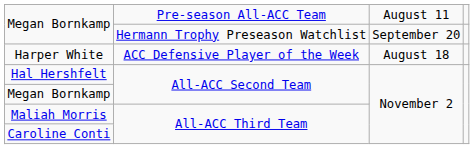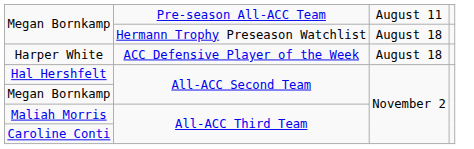(416, 34) September 20 -> (409, 34) August 18
